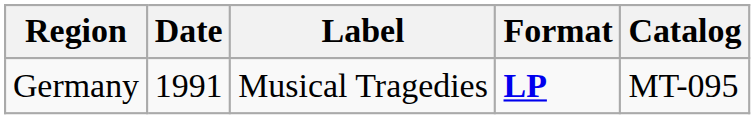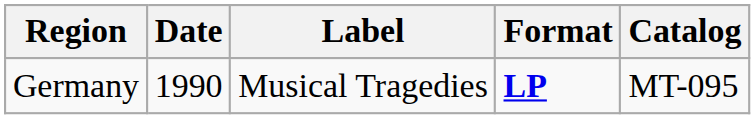(189, 85) 1991 -> (189, 85) 1990
